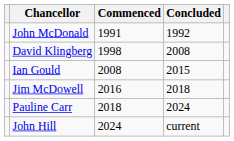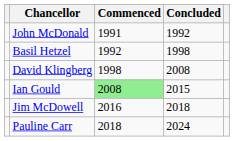+ row: (42, 51)
(110, 70) no background -> (110, 88) lightgreen background
- row: (34, 126)
